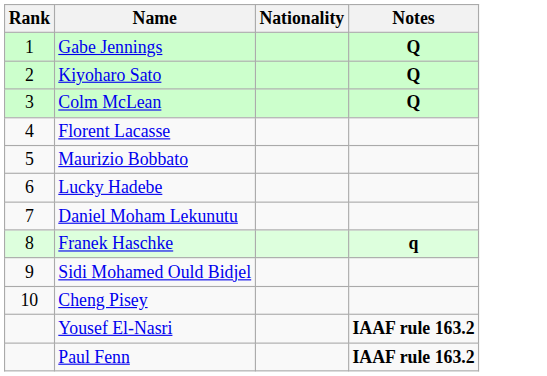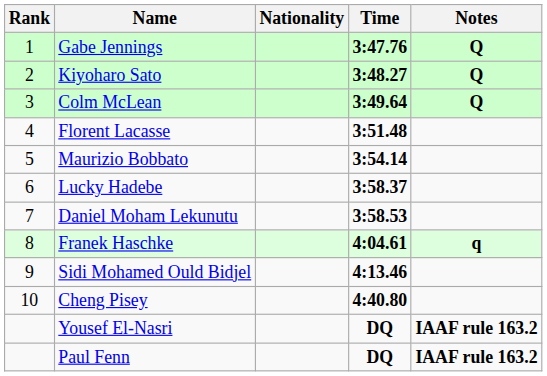+ column: (380, 18)
